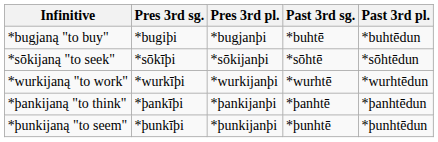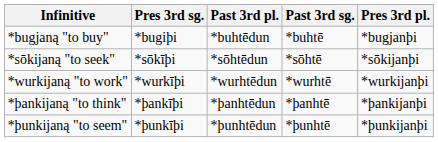columns swapped: (245, 15) <-> (396, 15)
